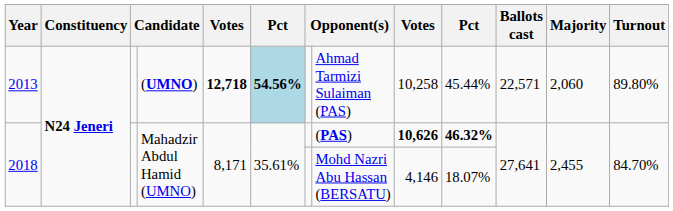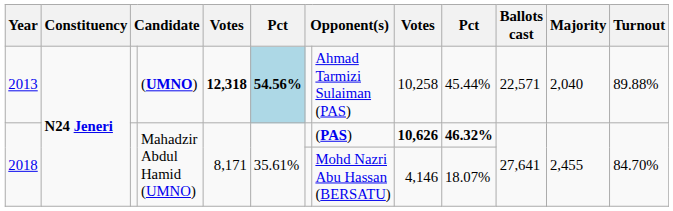(227, 84) 12,718 -> (227, 84) 12,318
(566, 84) 2,060 -> (566, 84) 2,040
(636, 84) 89.80% -> (636, 84) 89.88%
